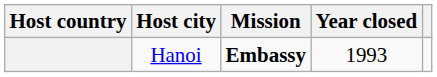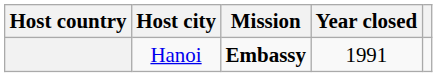(366, 54) 1993 -> (366, 54) 1991
